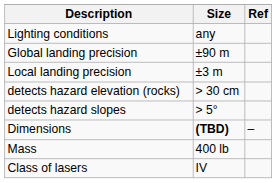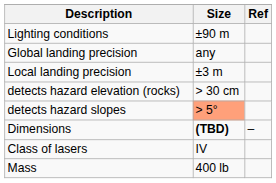(205, 33) any -> (212, 33) ±90 m
(212, 52) ±90 m -> (205, 52) any
(207, 110) no background -> (207, 110) lightsalmon background
rows swapped: (22, 149) <-> (47, 168)
